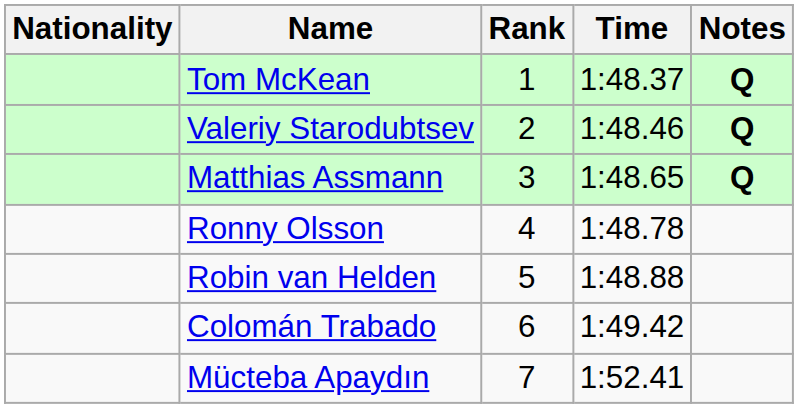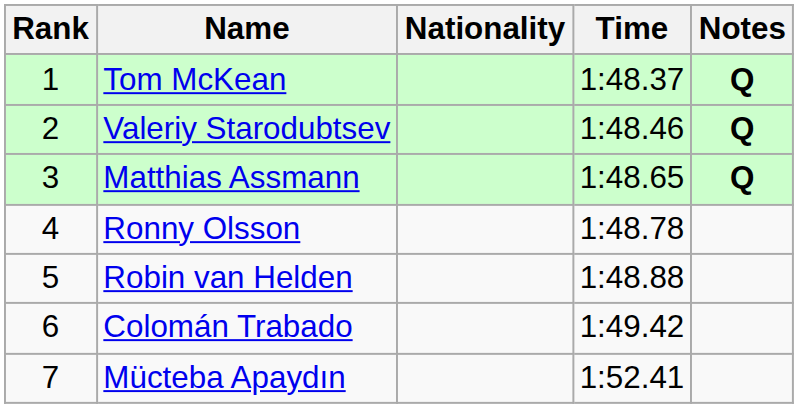columns swapped: (527, 29) <-> (92, 29)
